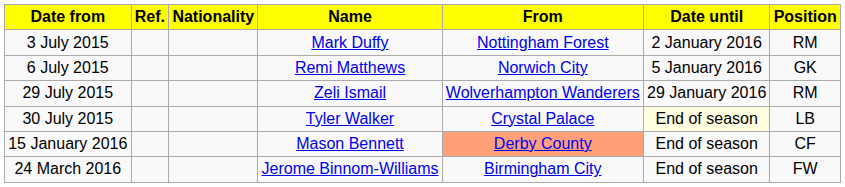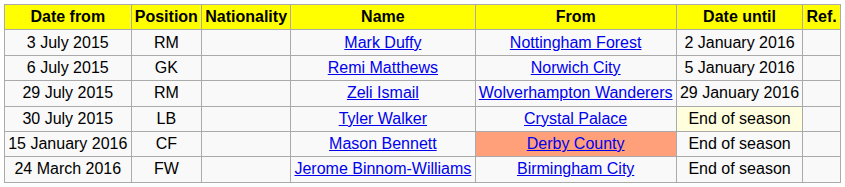columns swapped: (805, 17) <-> (150, 17)
